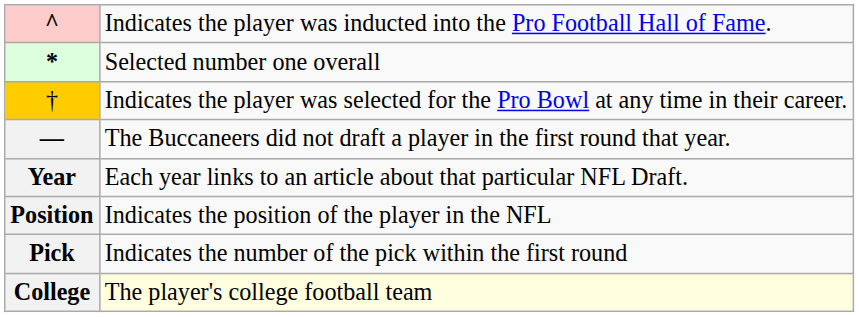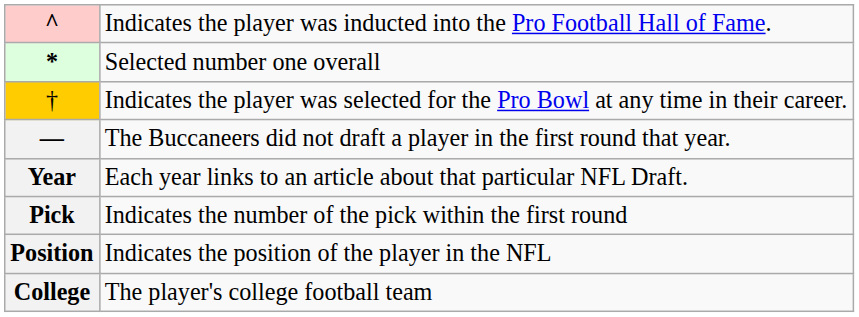rows swapped: (52, 253) <-> (52, 215)
(269, 291) lightyellow background -> (269, 291) no background
